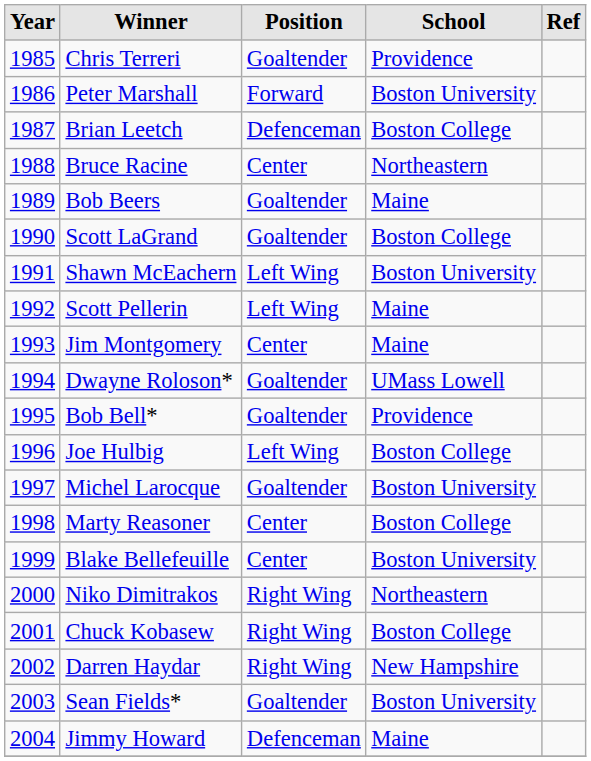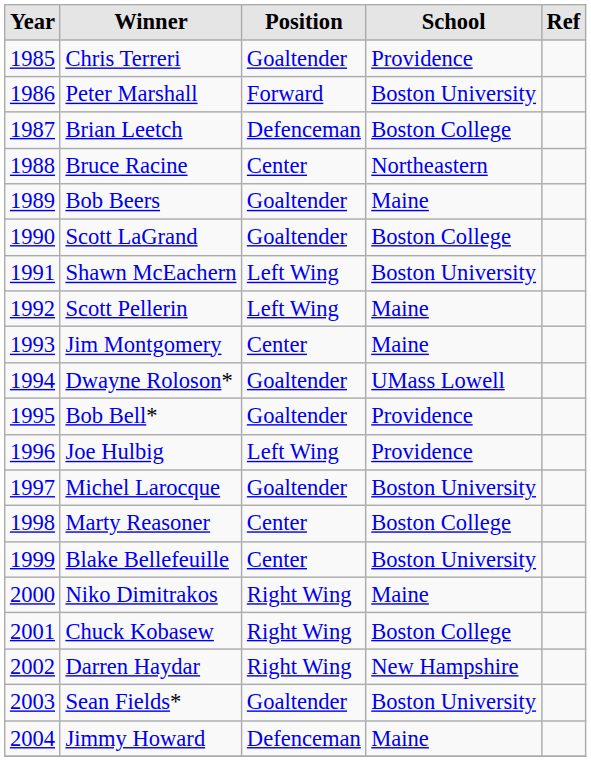(441, 451) Boston College -> (422, 451) Providence
(430, 594) Northeastern -> (400, 594) Maine
